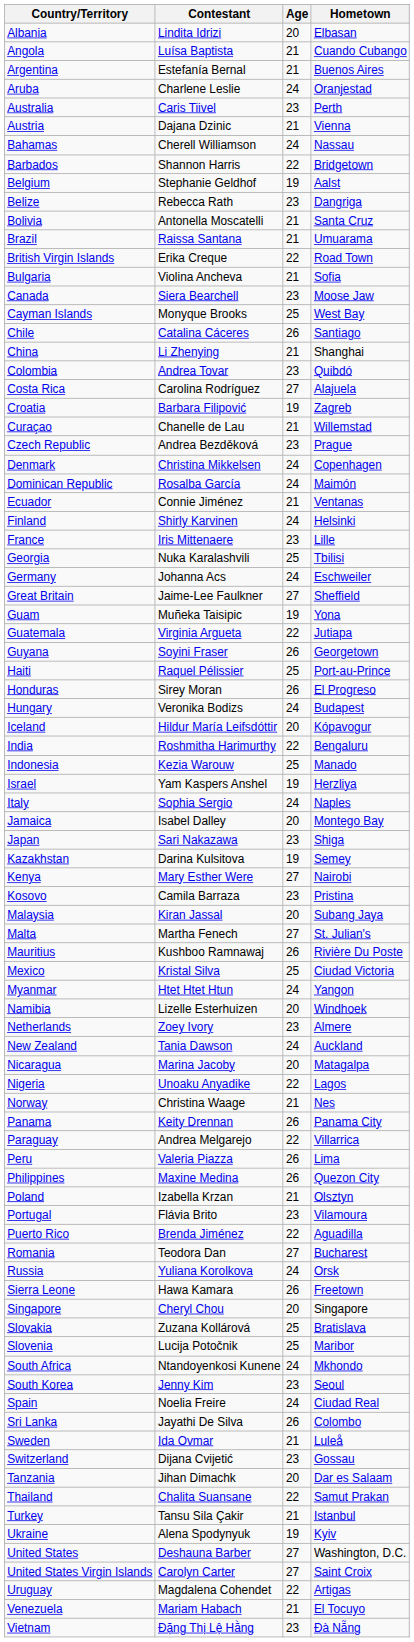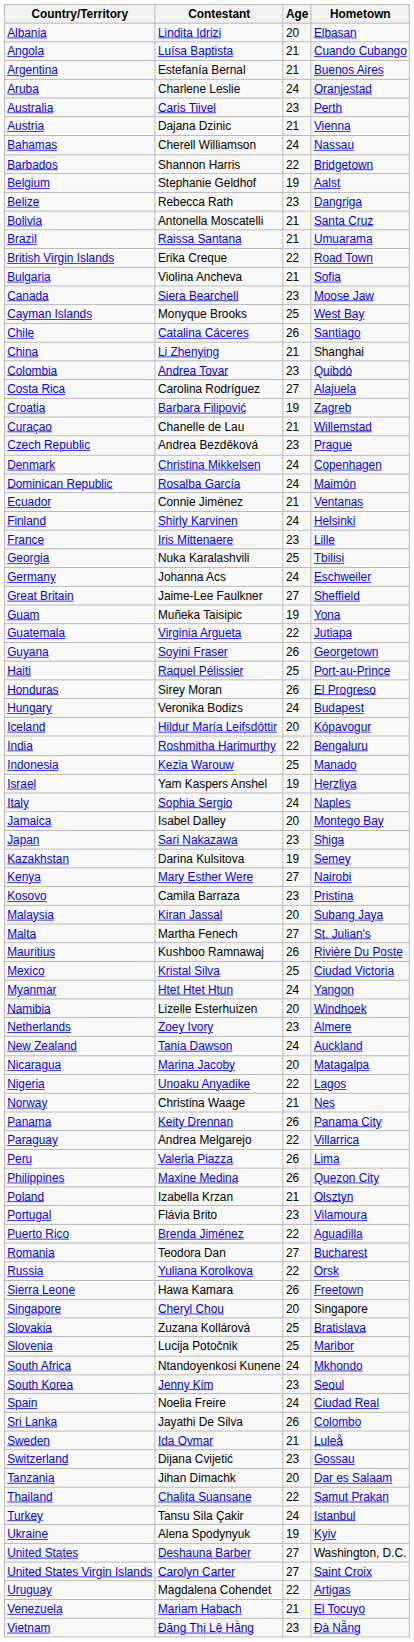(293, 1271) 24 -> (293, 1271) 22
(293, 1515) 21 -> (293, 1515) 24
